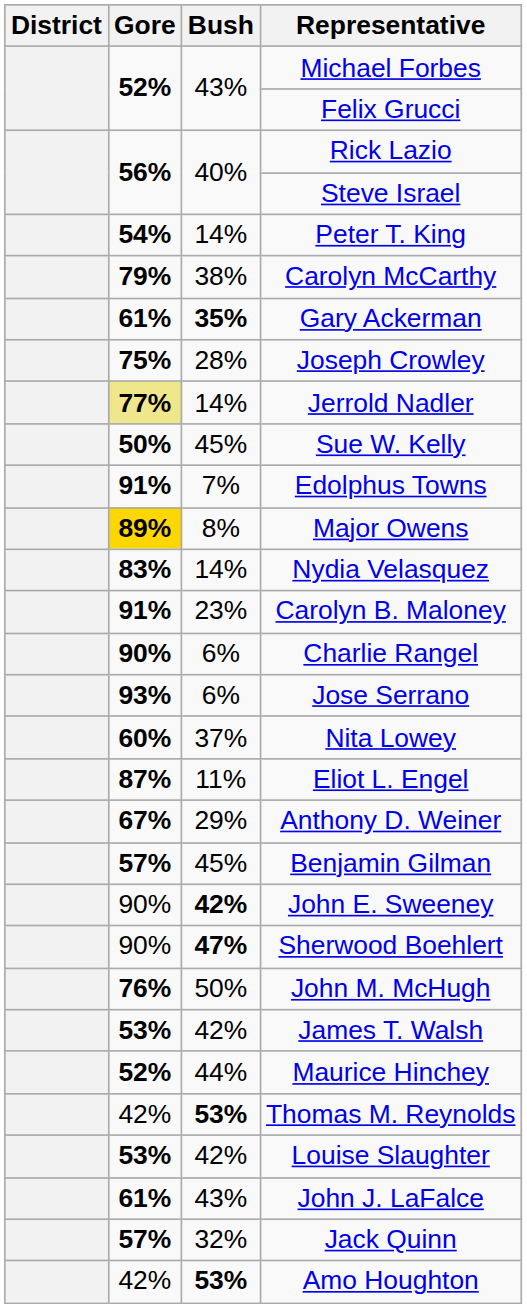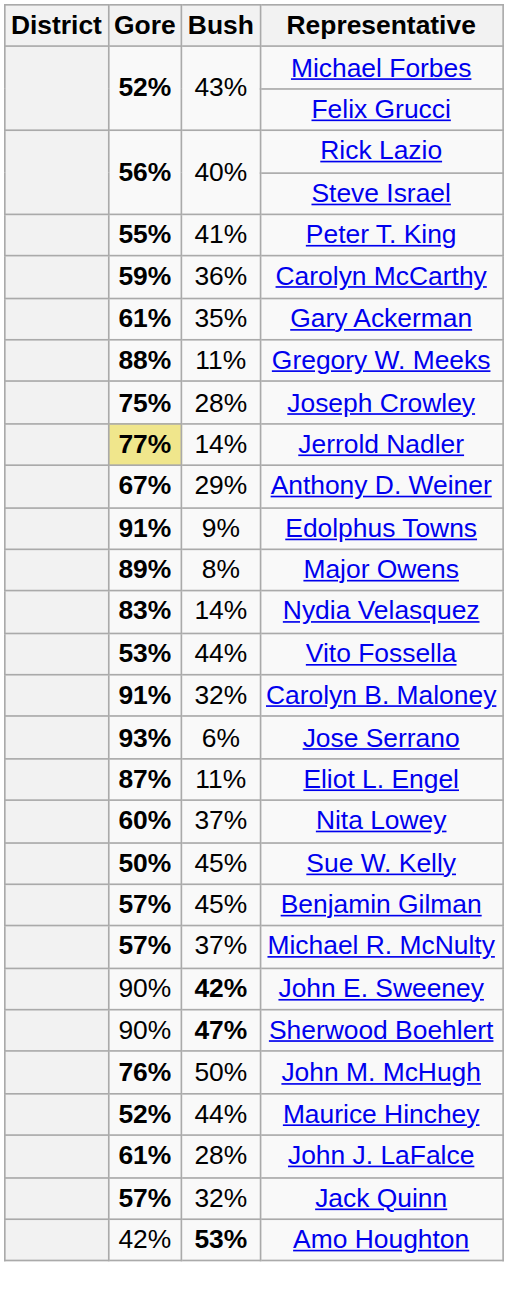(145, 234) 54% -> (145, 234) 55%
(221, 234) 14% -> (221, 234) 41%
(145, 276) 79% -> (145, 276) 59%
(221, 276) 38% -> (221, 276) 36%
(221, 318) bold -> (221, 318) normal
+ row: (381, 360)
rows swapped: (391, 820) <-> (391, 444)
(221, 485) 7% -> (221, 527) 9%
(145, 527) gold background -> (145, 569) no background
+ row: (381, 653)
(221, 611) 23% -> (221, 695) 32%
- row: (391, 653)
rows swapped: (391, 779) <-> (391, 737)
+ row: (381, 946)
- row: (391, 1030)
- row: (391, 1114)
- row: (391, 1155)
(221, 1197) 43% -> (221, 1155) 28%
